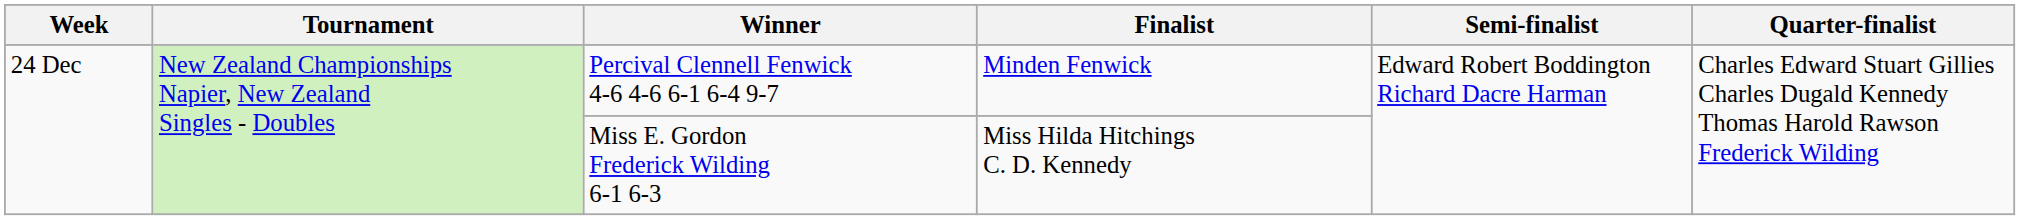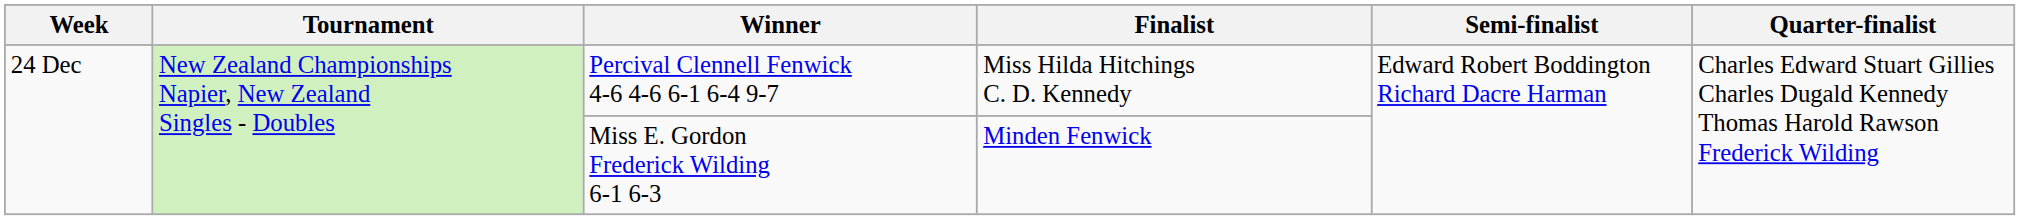(1067, 65) Minden Fenwick -> (1089, 79) Miss Hilda Hitchings C. D. Kennedy
(1089, 149) Miss Hilda Hitchings C. D. Kennedy -> (1067, 135) Minden Fenwick
